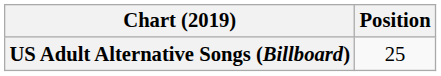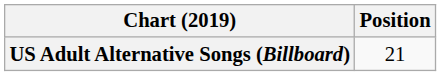(395, 53) 25 -> (395, 53) 21
